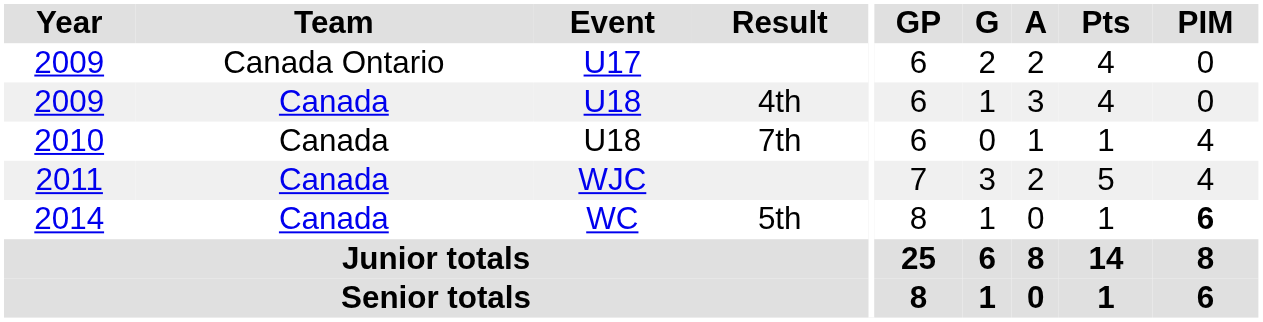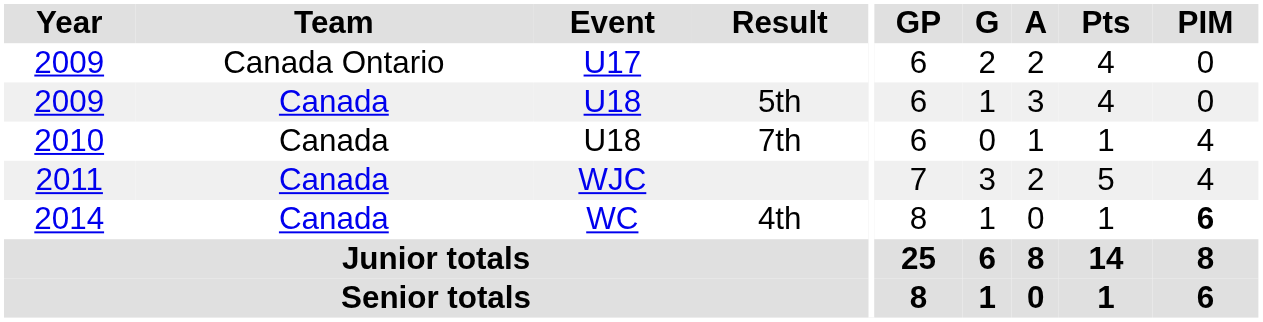(780, 101) 4th -> (780, 101) 5th
(780, 219) 5th -> (780, 219) 4th
